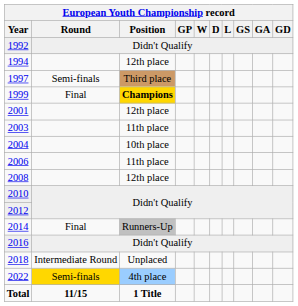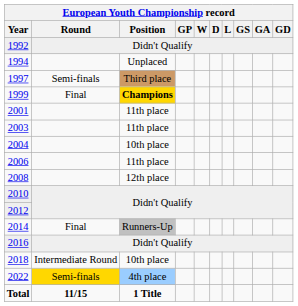(147, 62) 12th place -> (147, 62) Unplaced
(147, 111) 12th place -> (147, 111) 11th place
(147, 260) Unplaced -> (147, 260) 10th place
